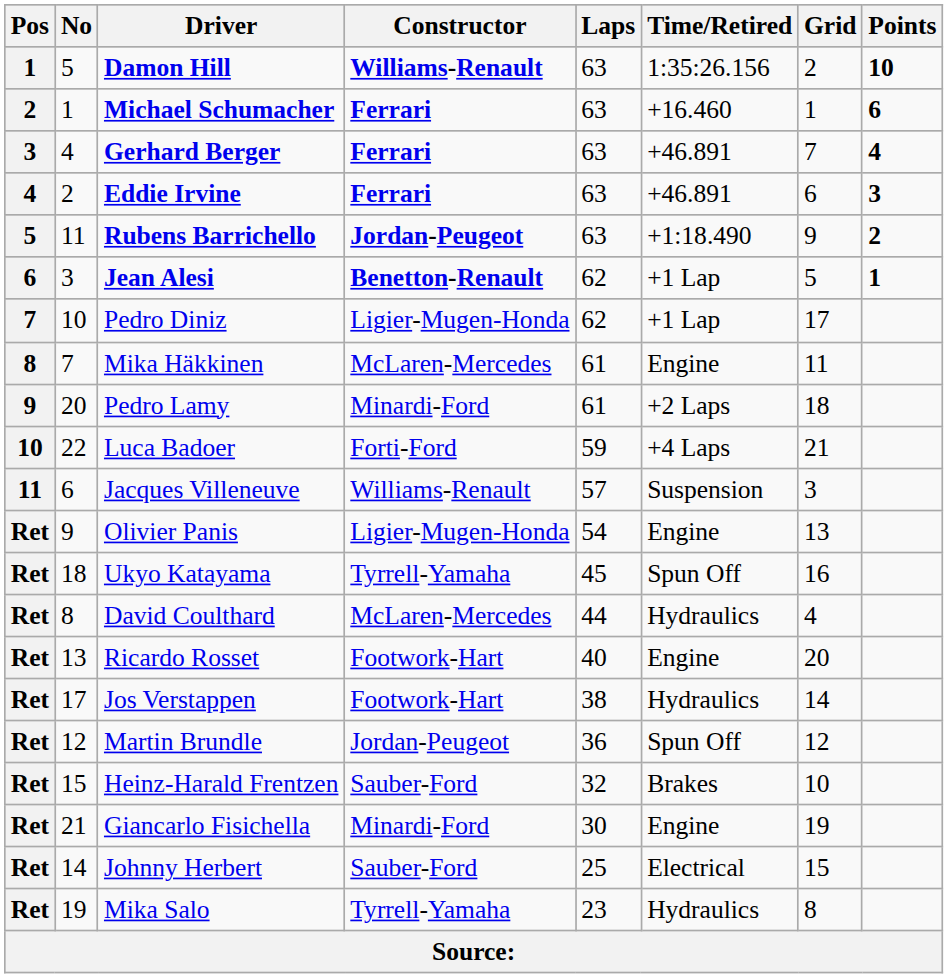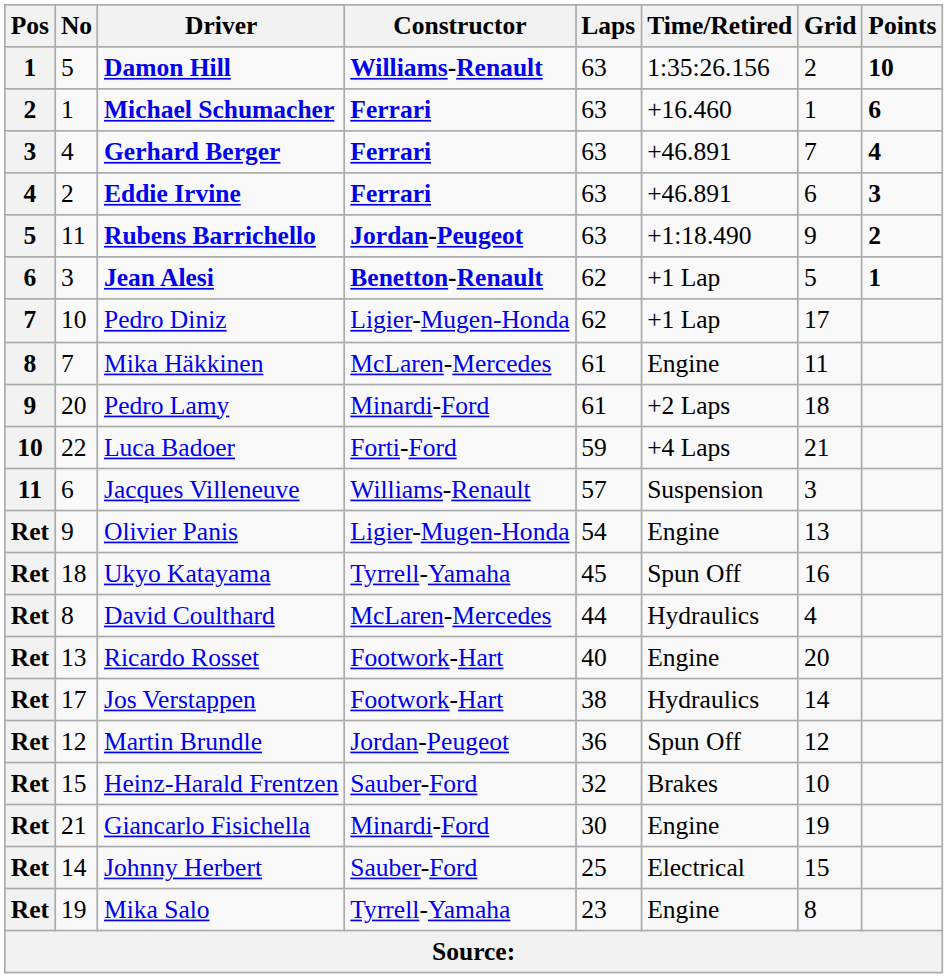(703, 909) Hydraulics -> (683, 909) Engine
